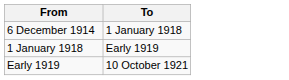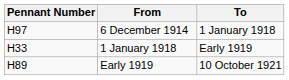+ column: (51, 13)
